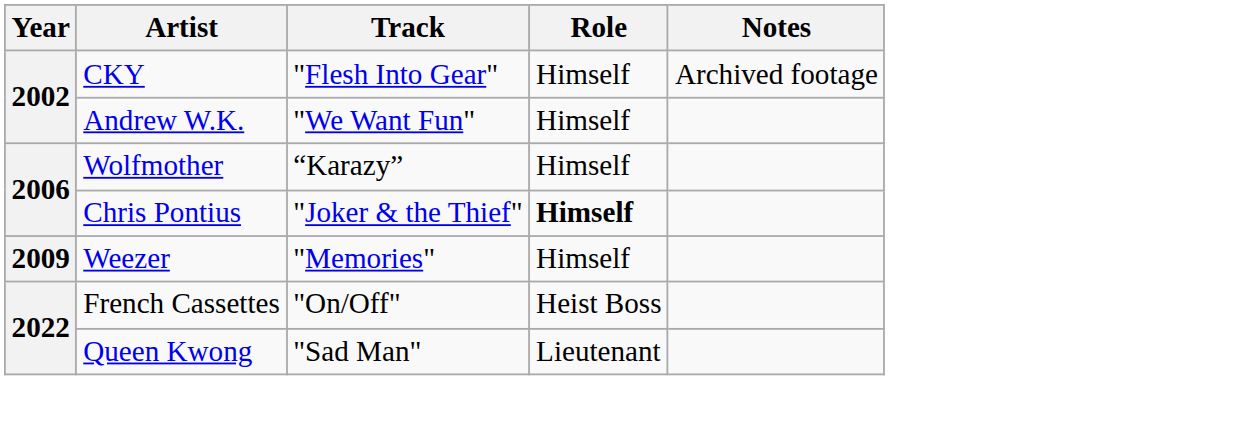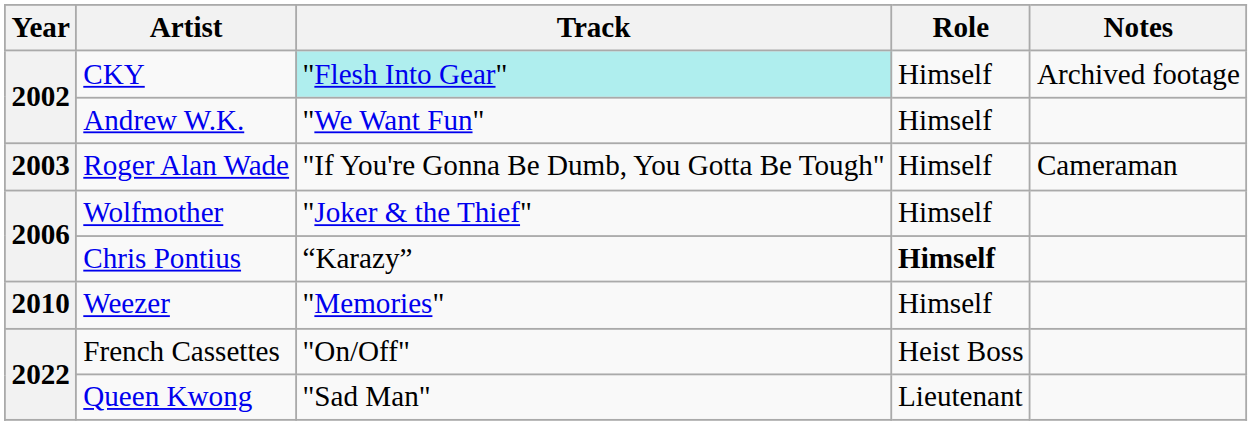(396, 73) no background -> (405, 73) paleturquoise background
+ row: (186, 166)
(348, 166) “Karazy” -> (417, 212) "Joker & the Thief"
(408, 212) "Joker & the Thief" -> (357, 258) “Karazy”
(41, 258) 2009 -> (41, 304) 2010
